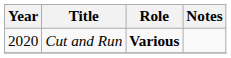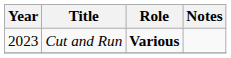(23, 40) 2020 -> (23, 40) 2023
